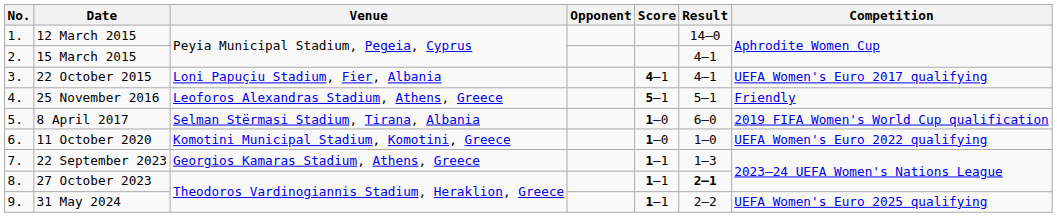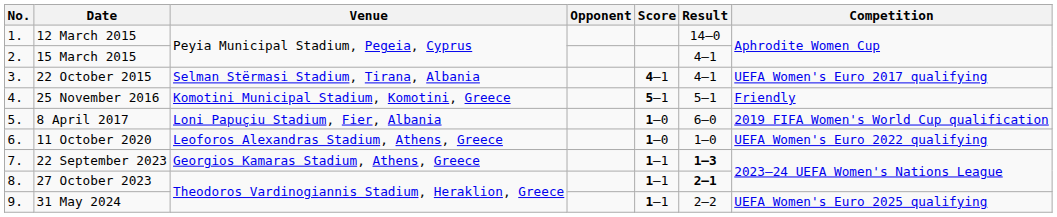(307, 77) Loni Papuçiu Stadium, Fier, Albania -> (326, 77) Selman Stërmasi Stadium, Tirana, Albania
(338, 98) Leoforos Alexandras Stadium, Athens, Greece -> (342, 98) Komotini Municipal Stadium, Komotini, Greece
(326, 119) Selman Stërmasi Stadium, Tirana, Albania -> (307, 119) Loni Papuçiu Stadium, Fier, Albania
(342, 139) Komotini Municipal Stadium, Komotini, Greece -> (338, 139) Leoforos Alexandras Stadium, Athens, Greece
(705, 160) normal -> (705, 160) bold
